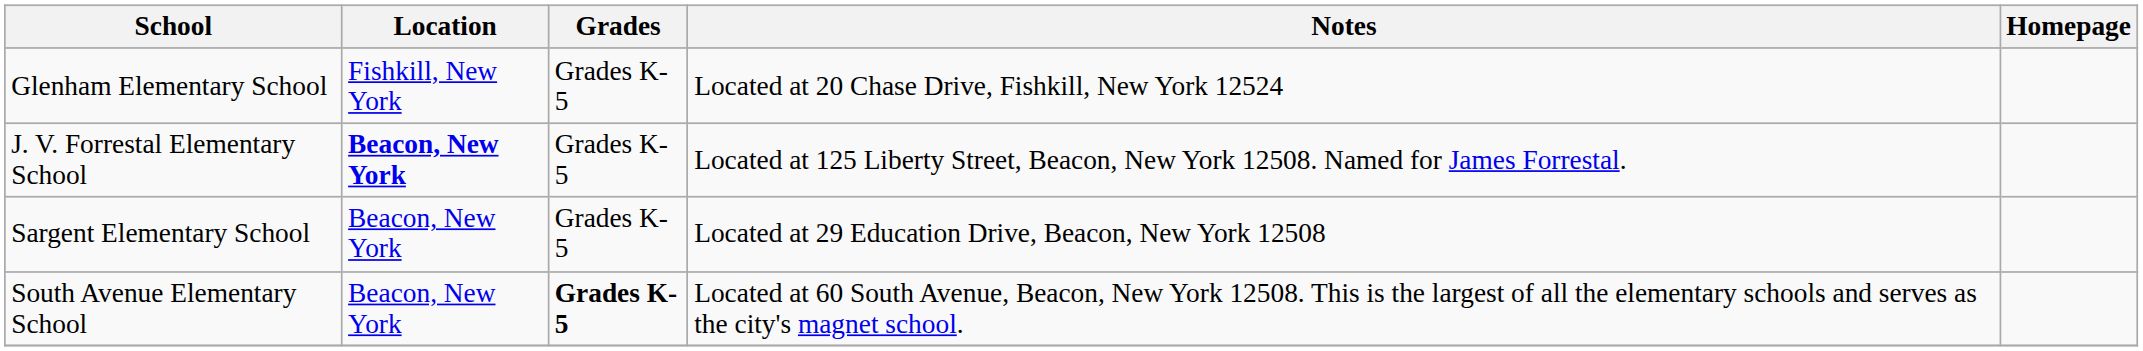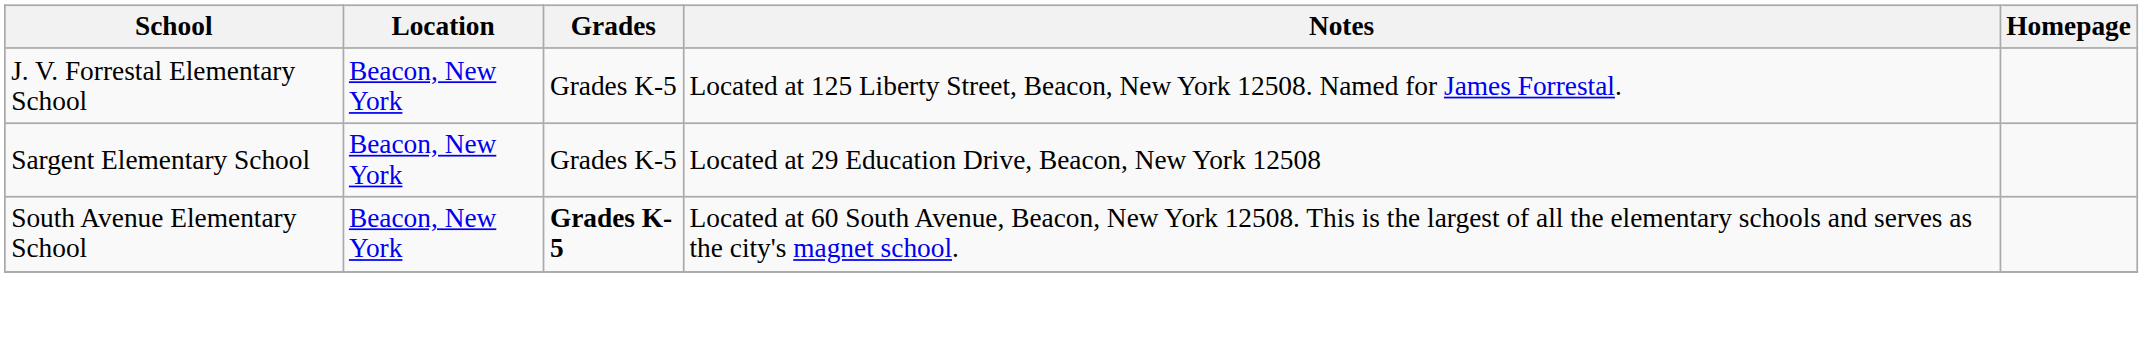- row: (169, 85)
(423, 159) bold -> (423, 85) normal
